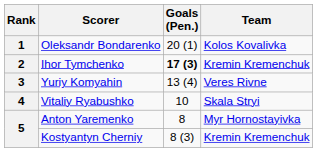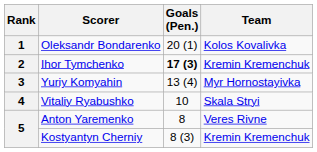(235, 82) Veres Rivne -> (252, 82) Myr Hornostayivka
(252, 119) Myr Hornostayivka -> (235, 119) Veres Rivne
